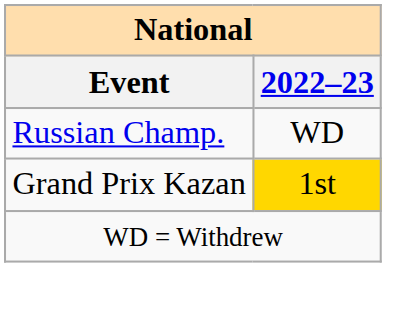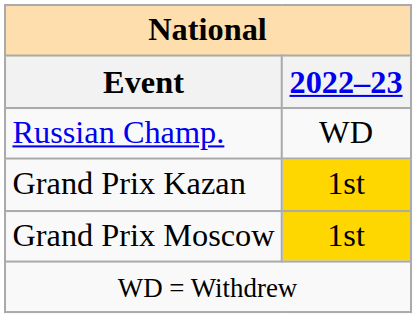+ row: (144, 235)
